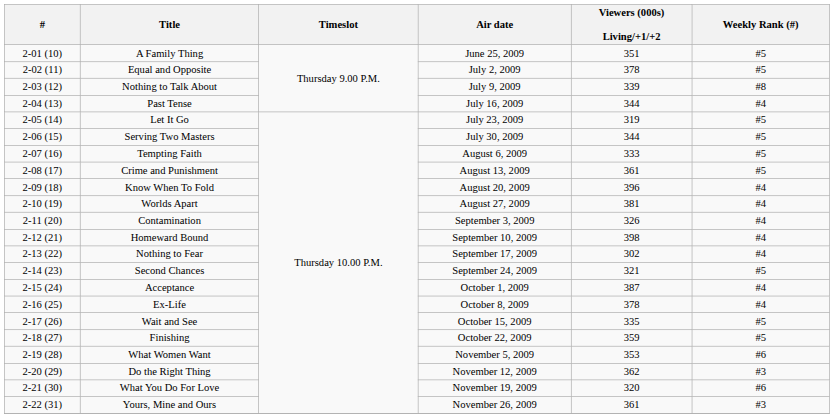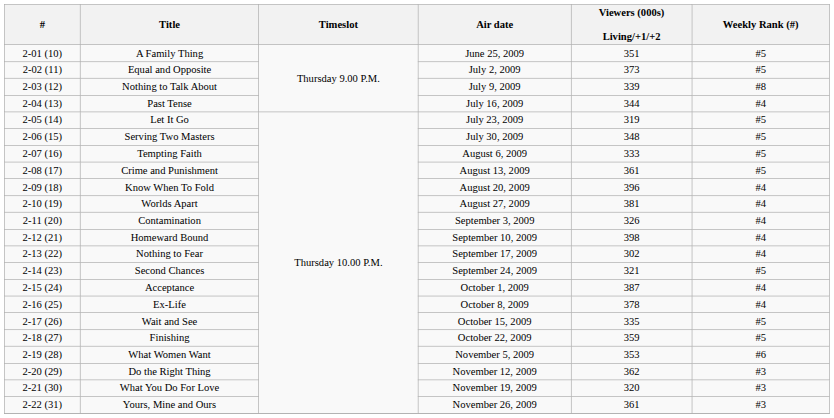(632, 70) 378 -> (632, 70) 373
(632, 137) 344 -> (632, 137) 348
(761, 388) #6 -> (761, 388) #3
